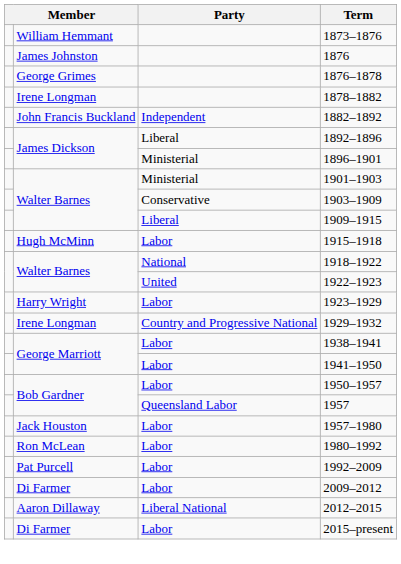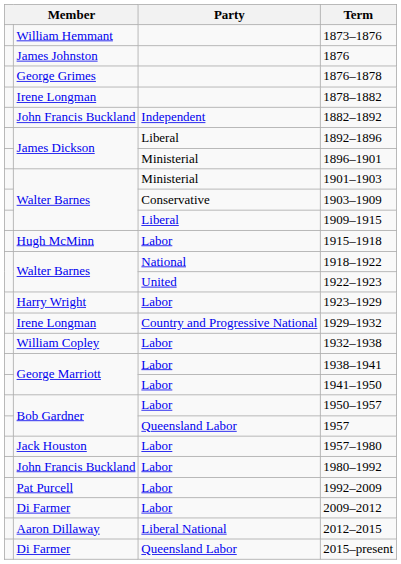+ row: (353, 343)
(51, 446) Ron McLean -> (76, 466) John Francis Buckland
(157, 528) Labor -> (189, 549) Queensland Labor
